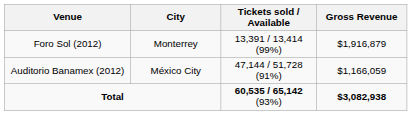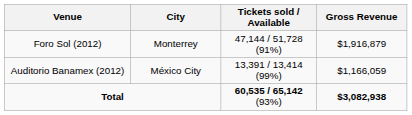(269, 44) 13,391 / 13,414 (99%) -> (269, 44) 47,144 / 51,728 (91%)
(269, 70) 47,144 / 51,728 (91%) -> (269, 70) 13,391 / 13,414 (99%)
